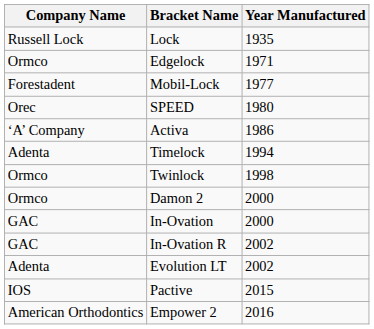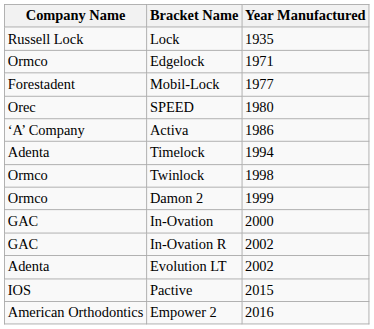(259, 198) 2000 -> (259, 198) 1999
